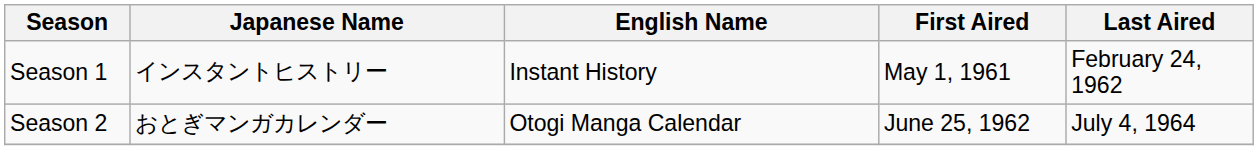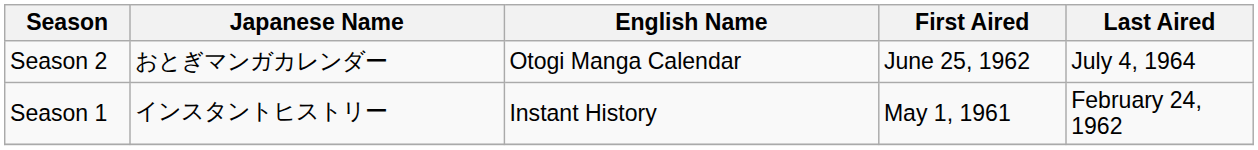rows swapped: (59, 72) <-> (59, 123)
